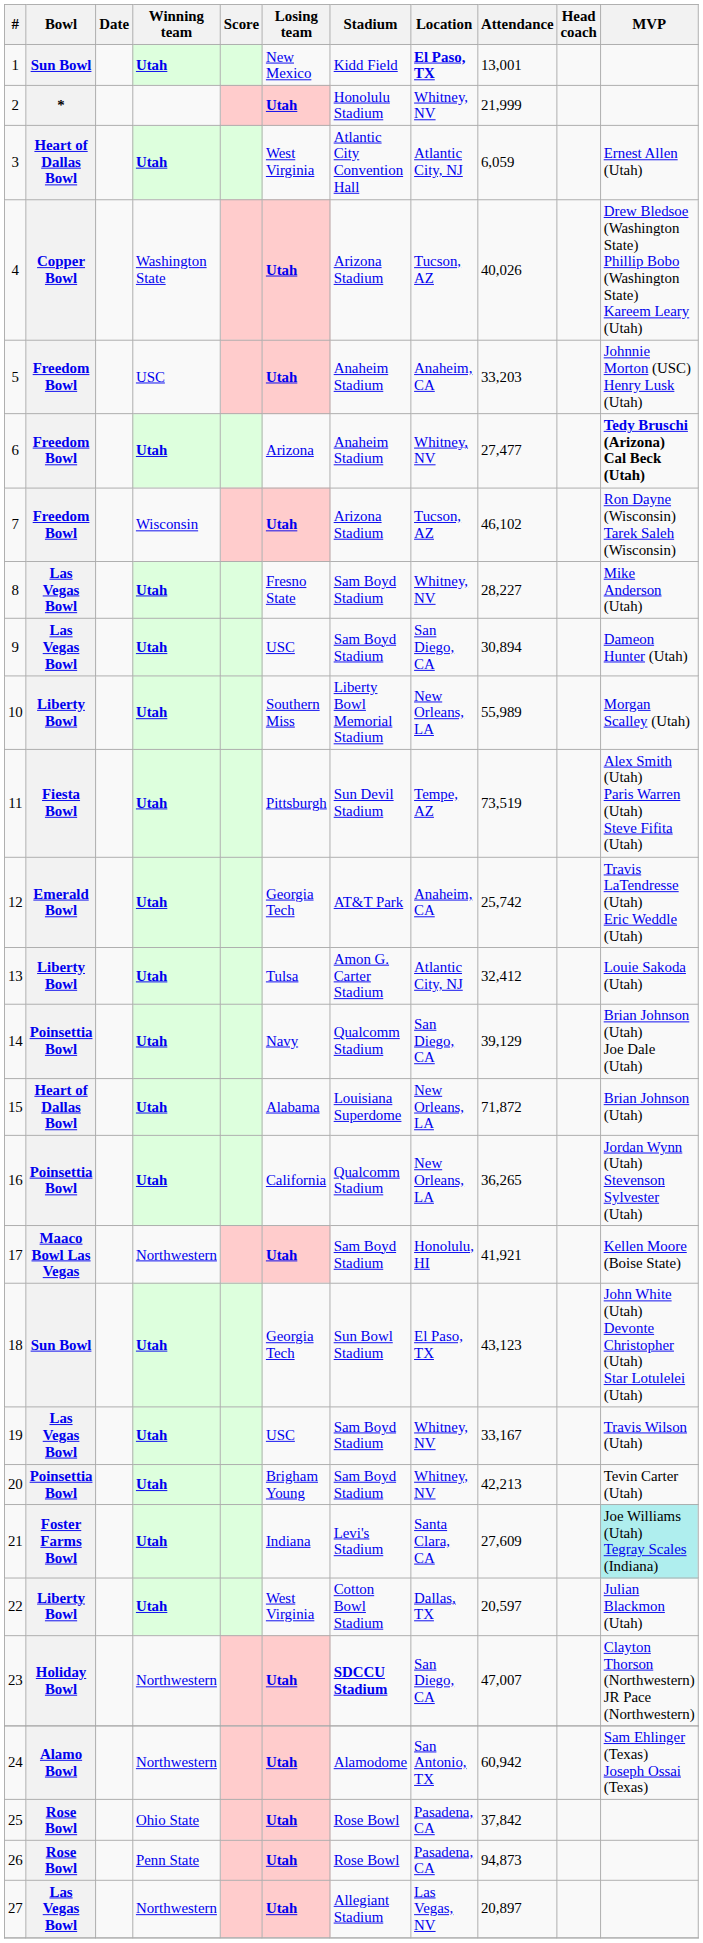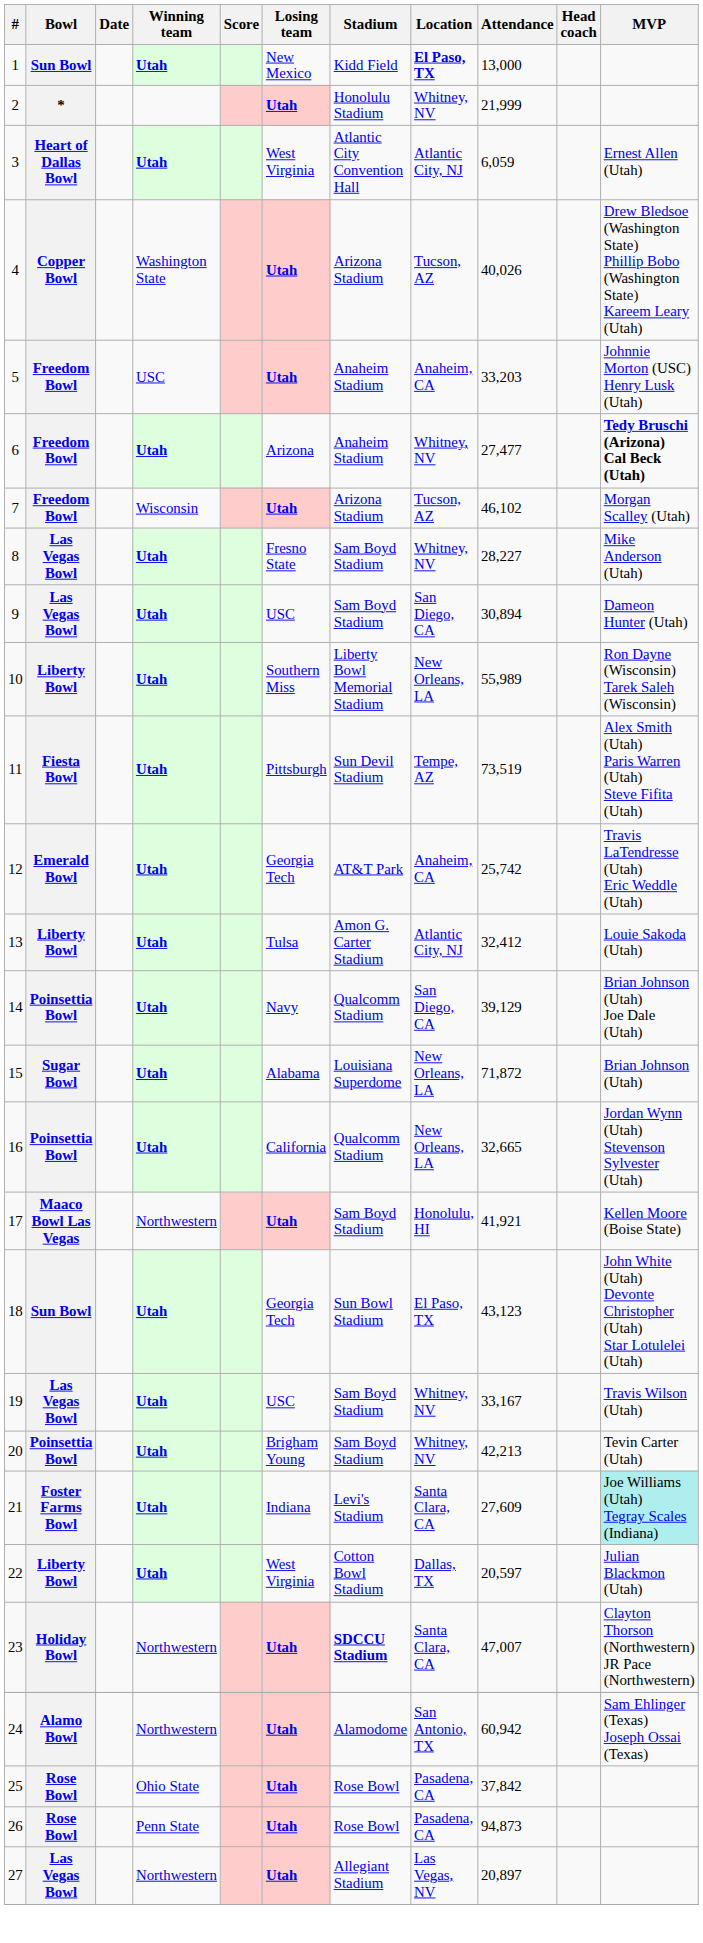(501, 65) 13,001 -> (501, 65) 13,000
(640, 524) Ron Dayne (Wisconsin) Tarek Saleh (Wisconsin) -> (647, 507) Morgan Scalley (Utah)
(647, 712) Morgan Scalley (Utah) -> (640, 679) Ron Dayne (Wisconsin) Tarek Saleh (Wisconsin)
(61, 1106) Heart of Dallas Bowl -> (61, 1073) Sugar Bowl
(501, 1180) 36,265 -> (501, 1147) 32,665
(434, 1680) San Diego, CA -> (432, 1647) Santa Clara, CA
